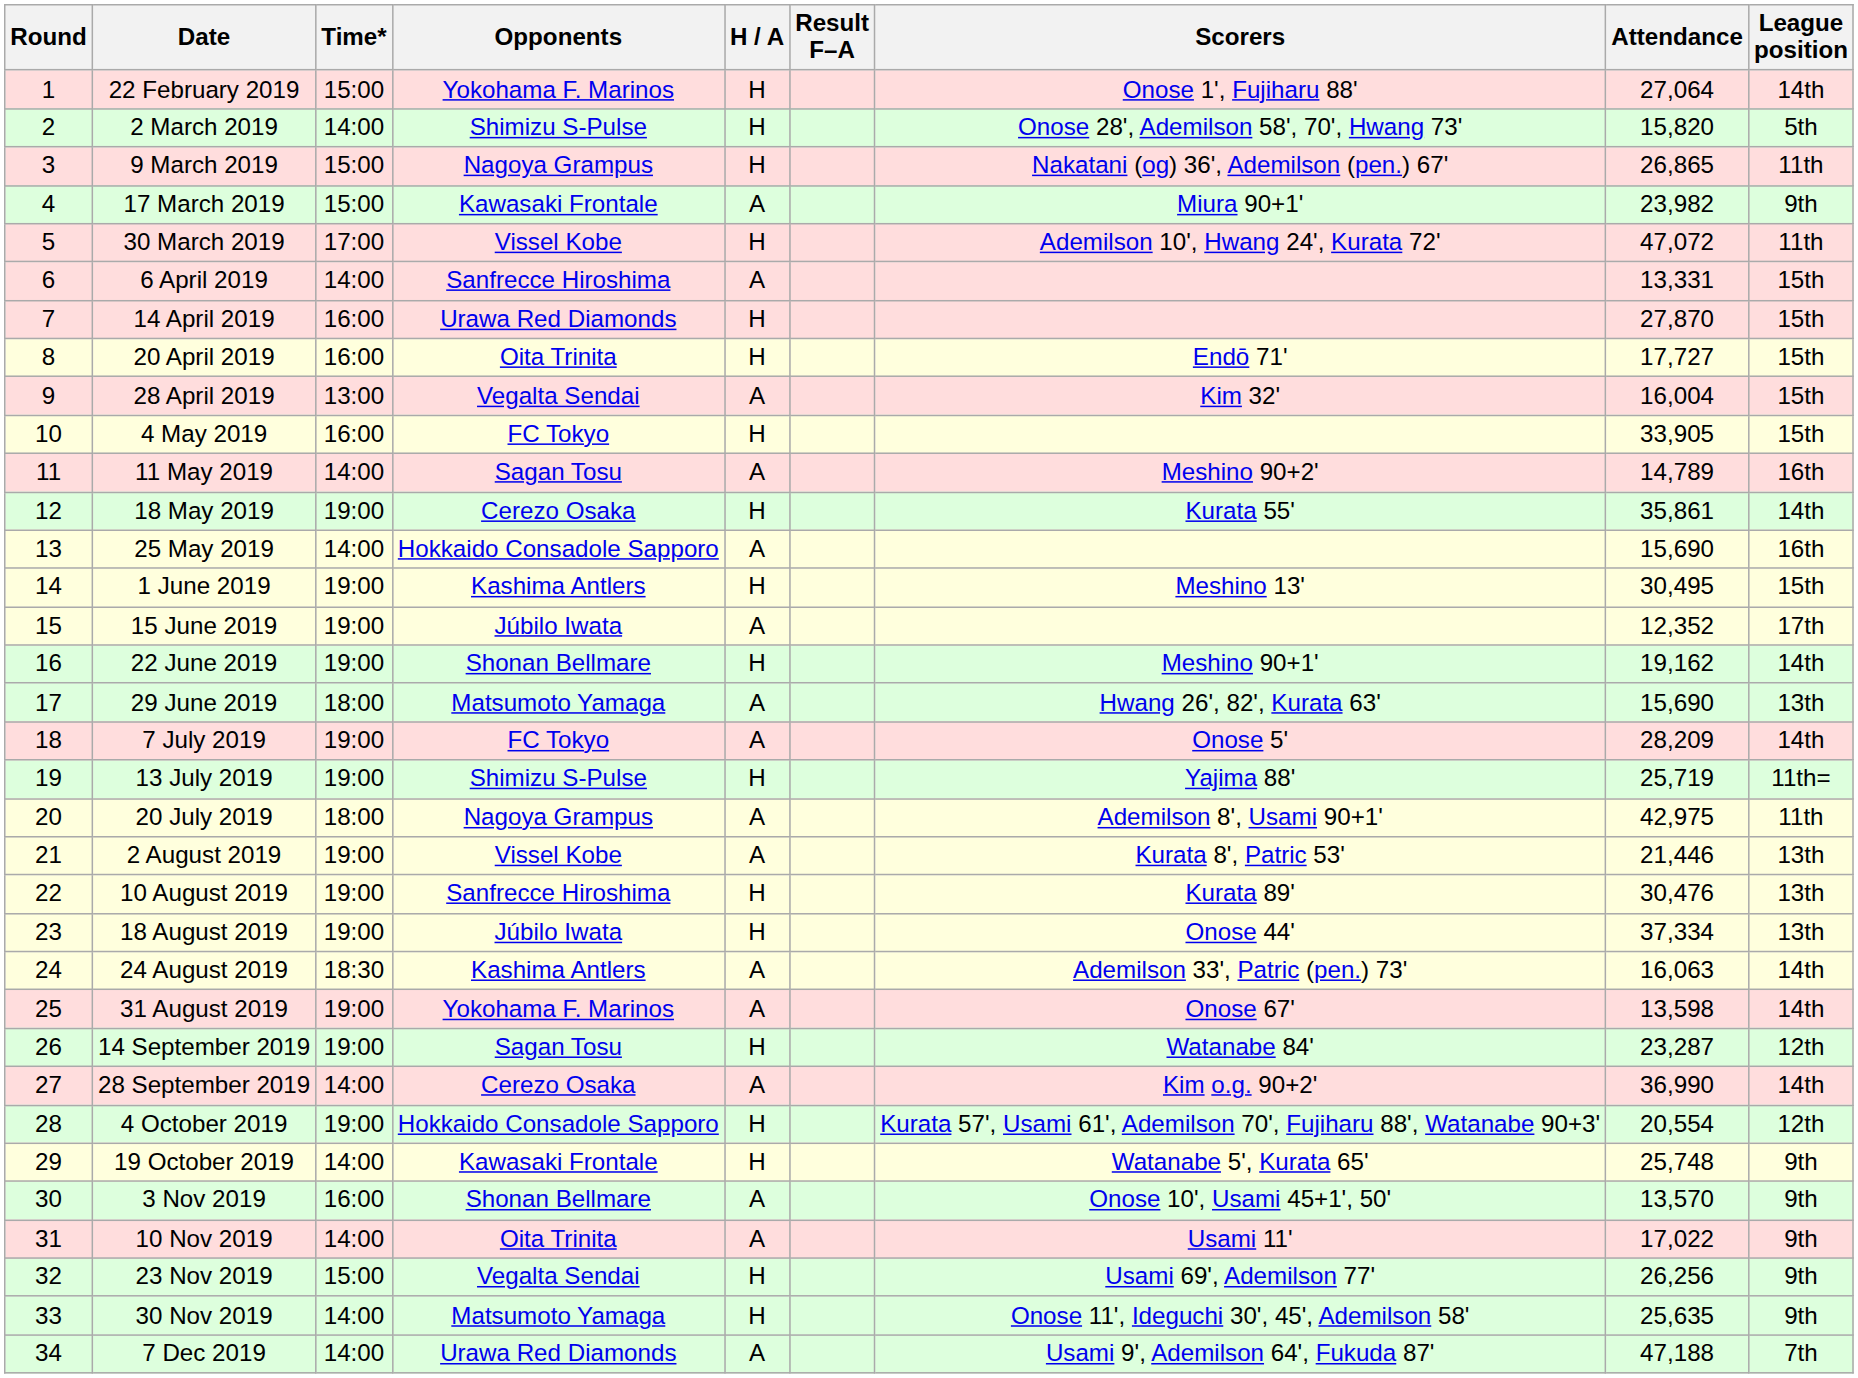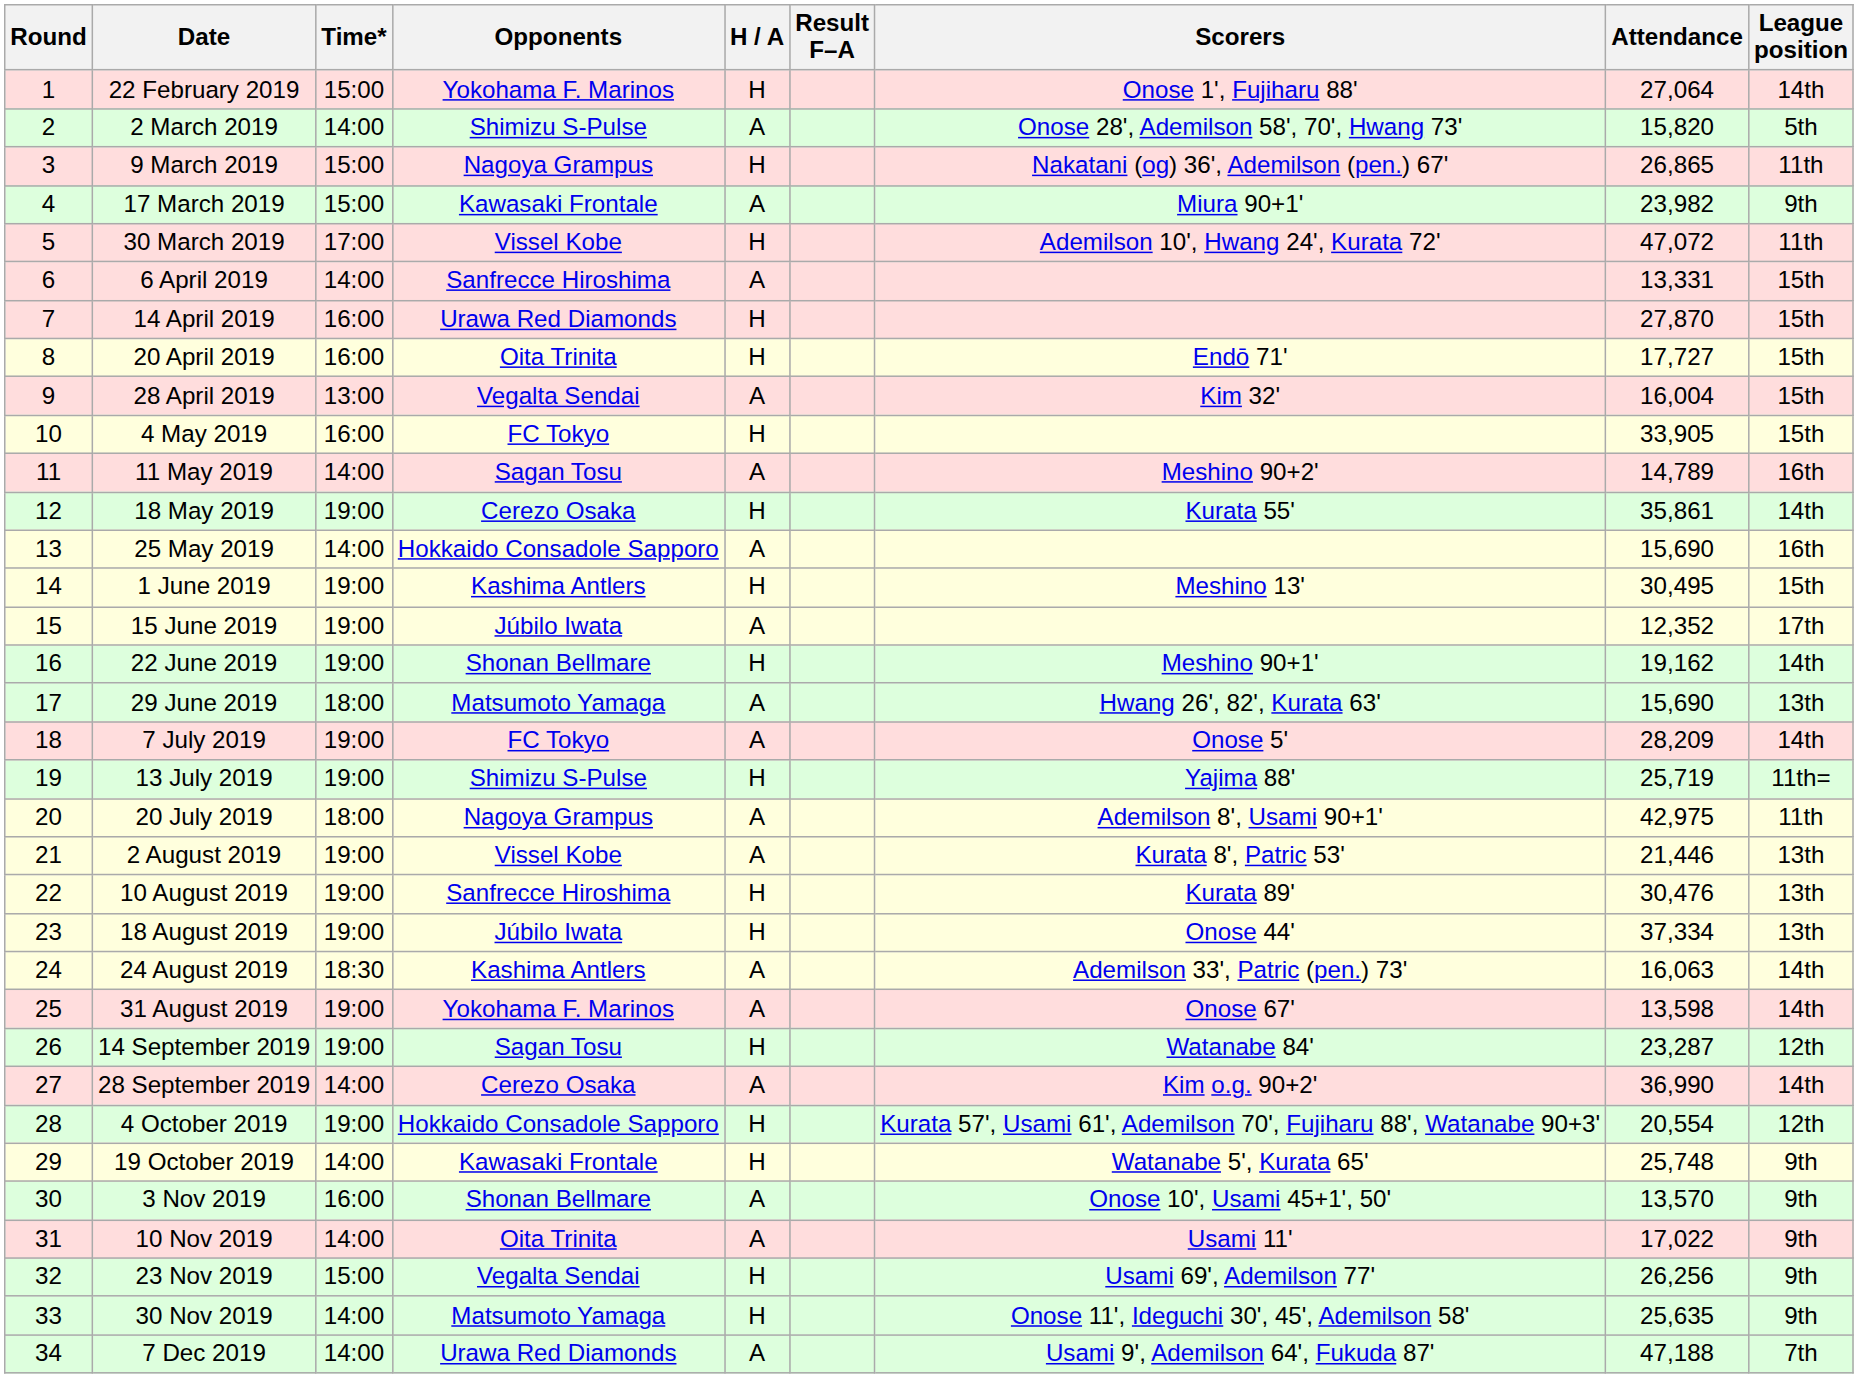(757, 127) H -> (757, 127) A
